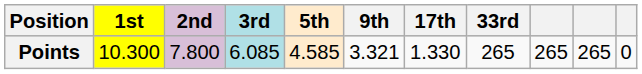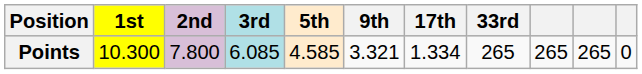(435, 52) 1.330 -> (435, 52) 1.334
